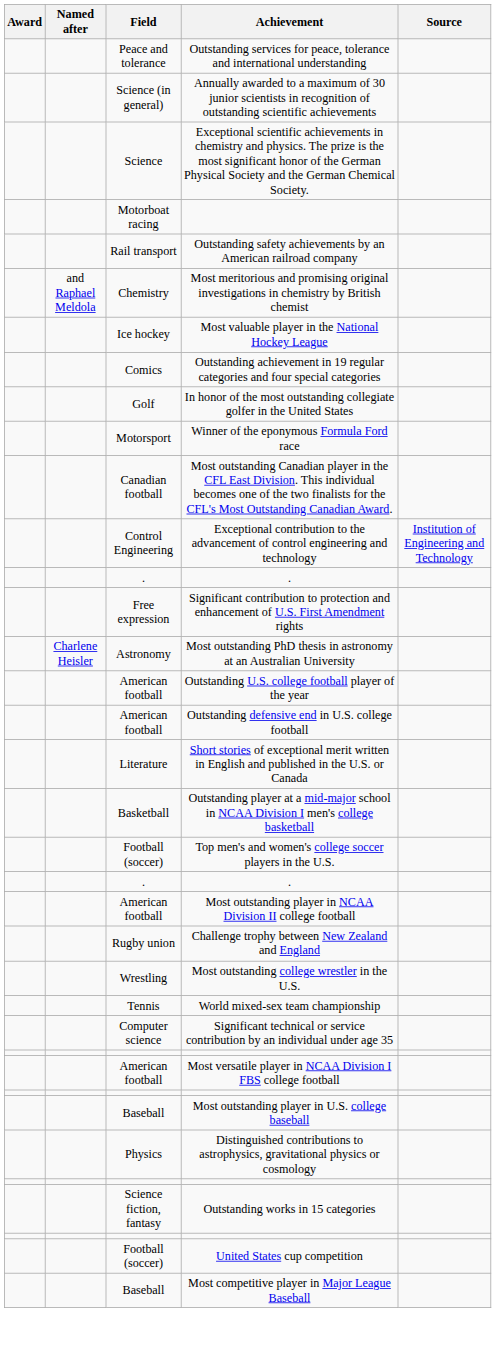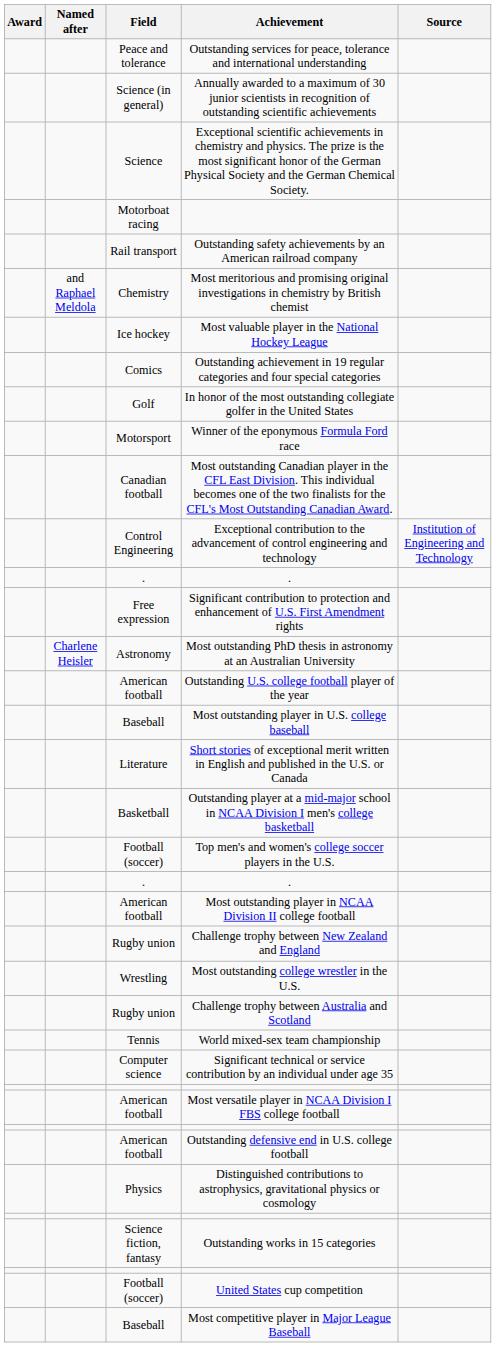rows swapped: (143, 722) <-> (143, 1113)
+ row: (143, 1012)
